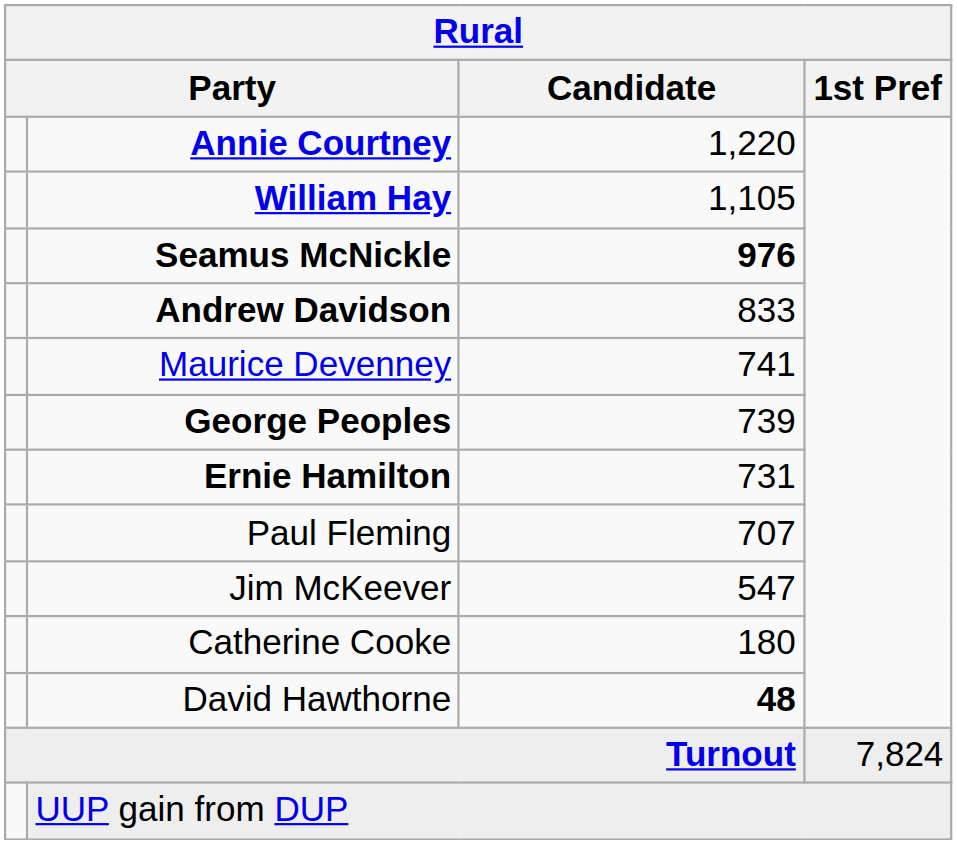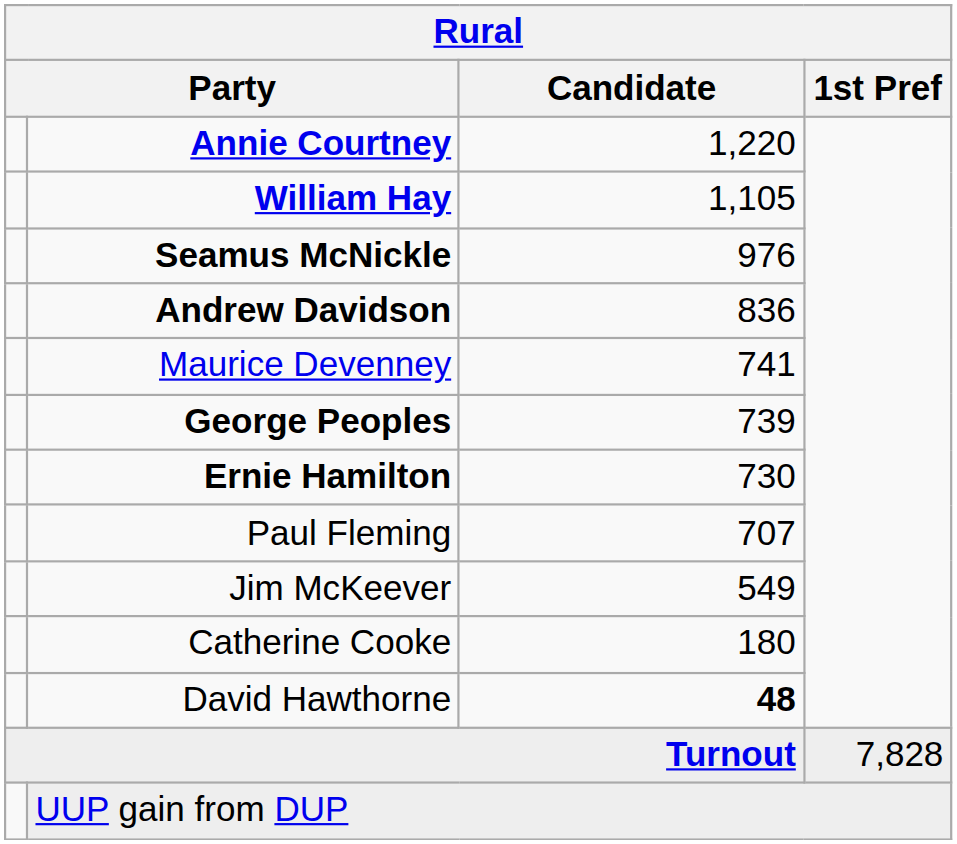(767, 254) bold -> (767, 254) normal
(767, 310) 833 -> (767, 310) 836
(767, 476) 731 -> (767, 476) 730
(767, 587) 547 -> (767, 587) 549
(900, 754) 7,824 -> (900, 754) 7,828
